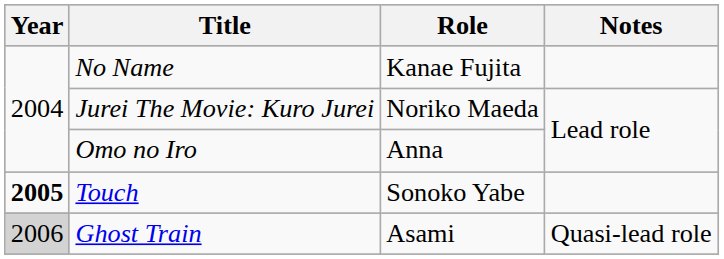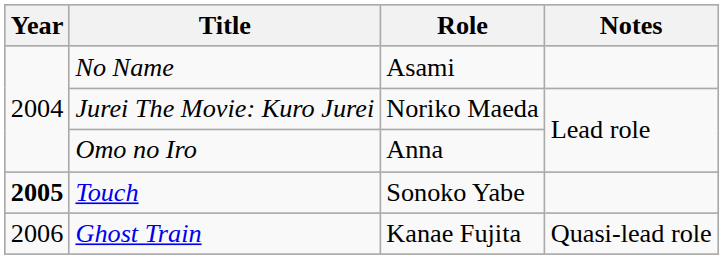(454, 66) Kanae Fujita -> (421, 66) Asami
(37, 233) lightgrey background -> (37, 233) no background
(421, 233) Asami -> (454, 233) Kanae Fujita
